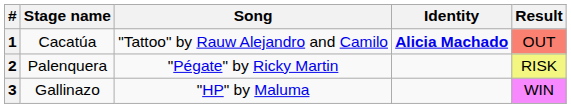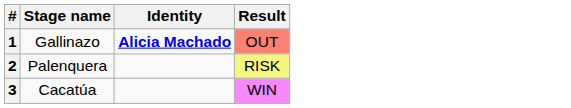- column: (253, 16)
(67, 41) Cacatúa -> (67, 41) Gallinazo
(67, 90) Gallinazo -> (67, 90) Cacatúa
